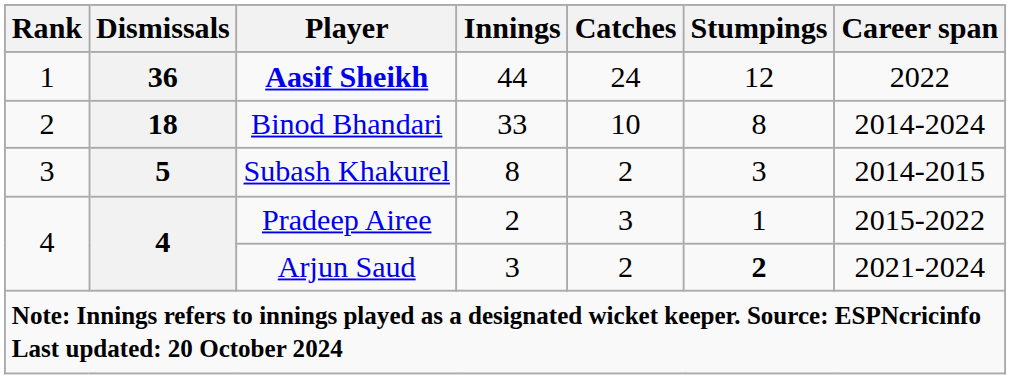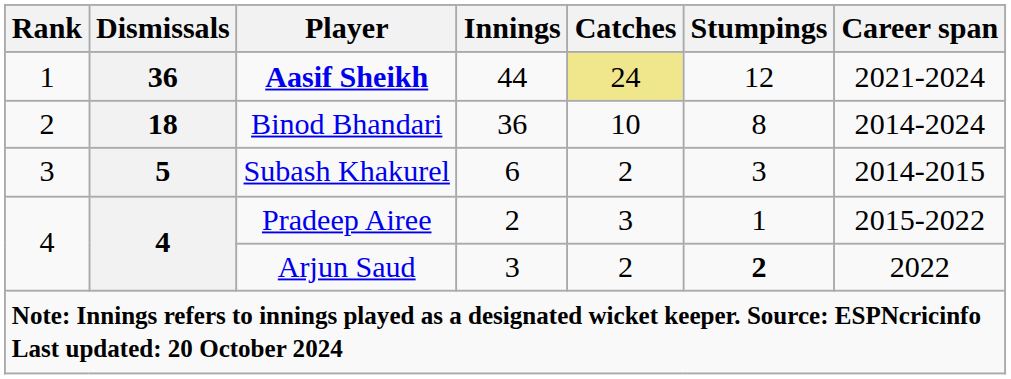(626, 76) no background -> (626, 76) khaki background
(920, 76) 2022 -> (920, 76) 2021-2024
(512, 123) 33 -> (512, 123) 36
(512, 171) 8 -> (512, 171) 6
(920, 266) 2021-2024 -> (920, 266) 2022
